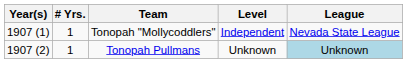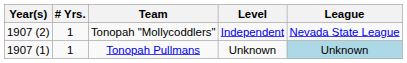(28, 32) 1907 (1) -> (28, 32) 1907 (2)
(28, 50) 1907 (2) -> (28, 50) 1907 (1)
